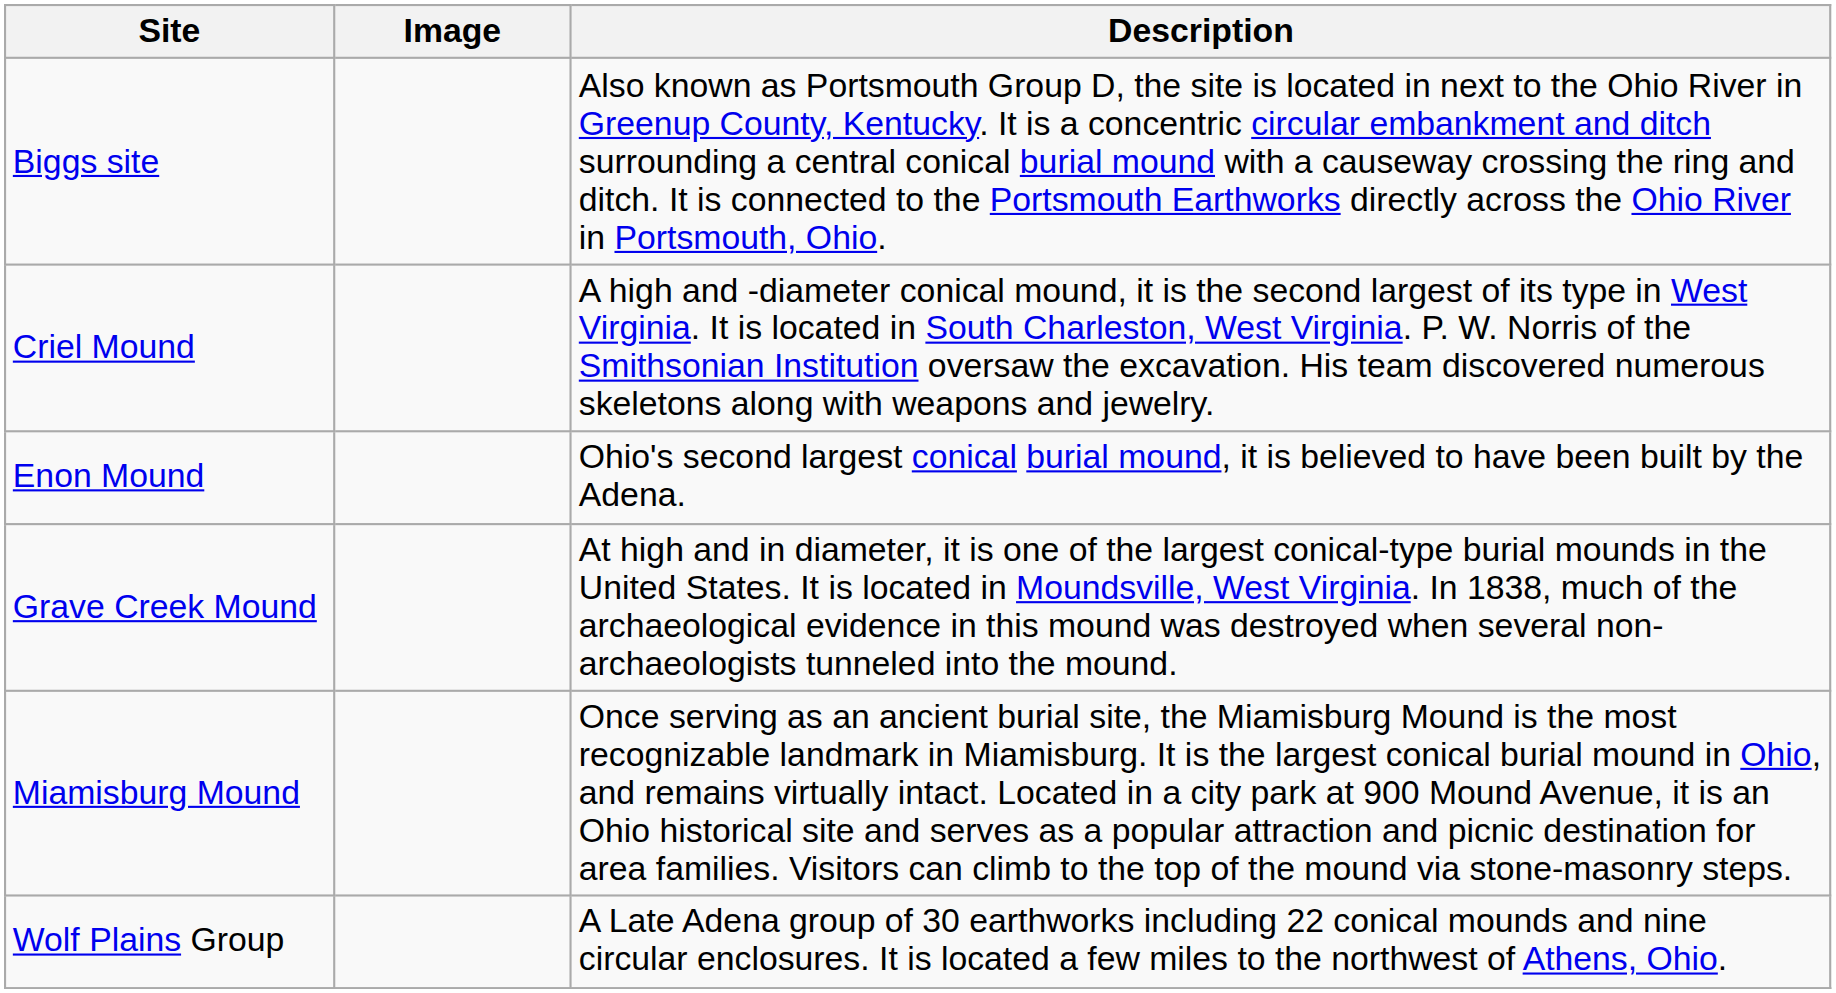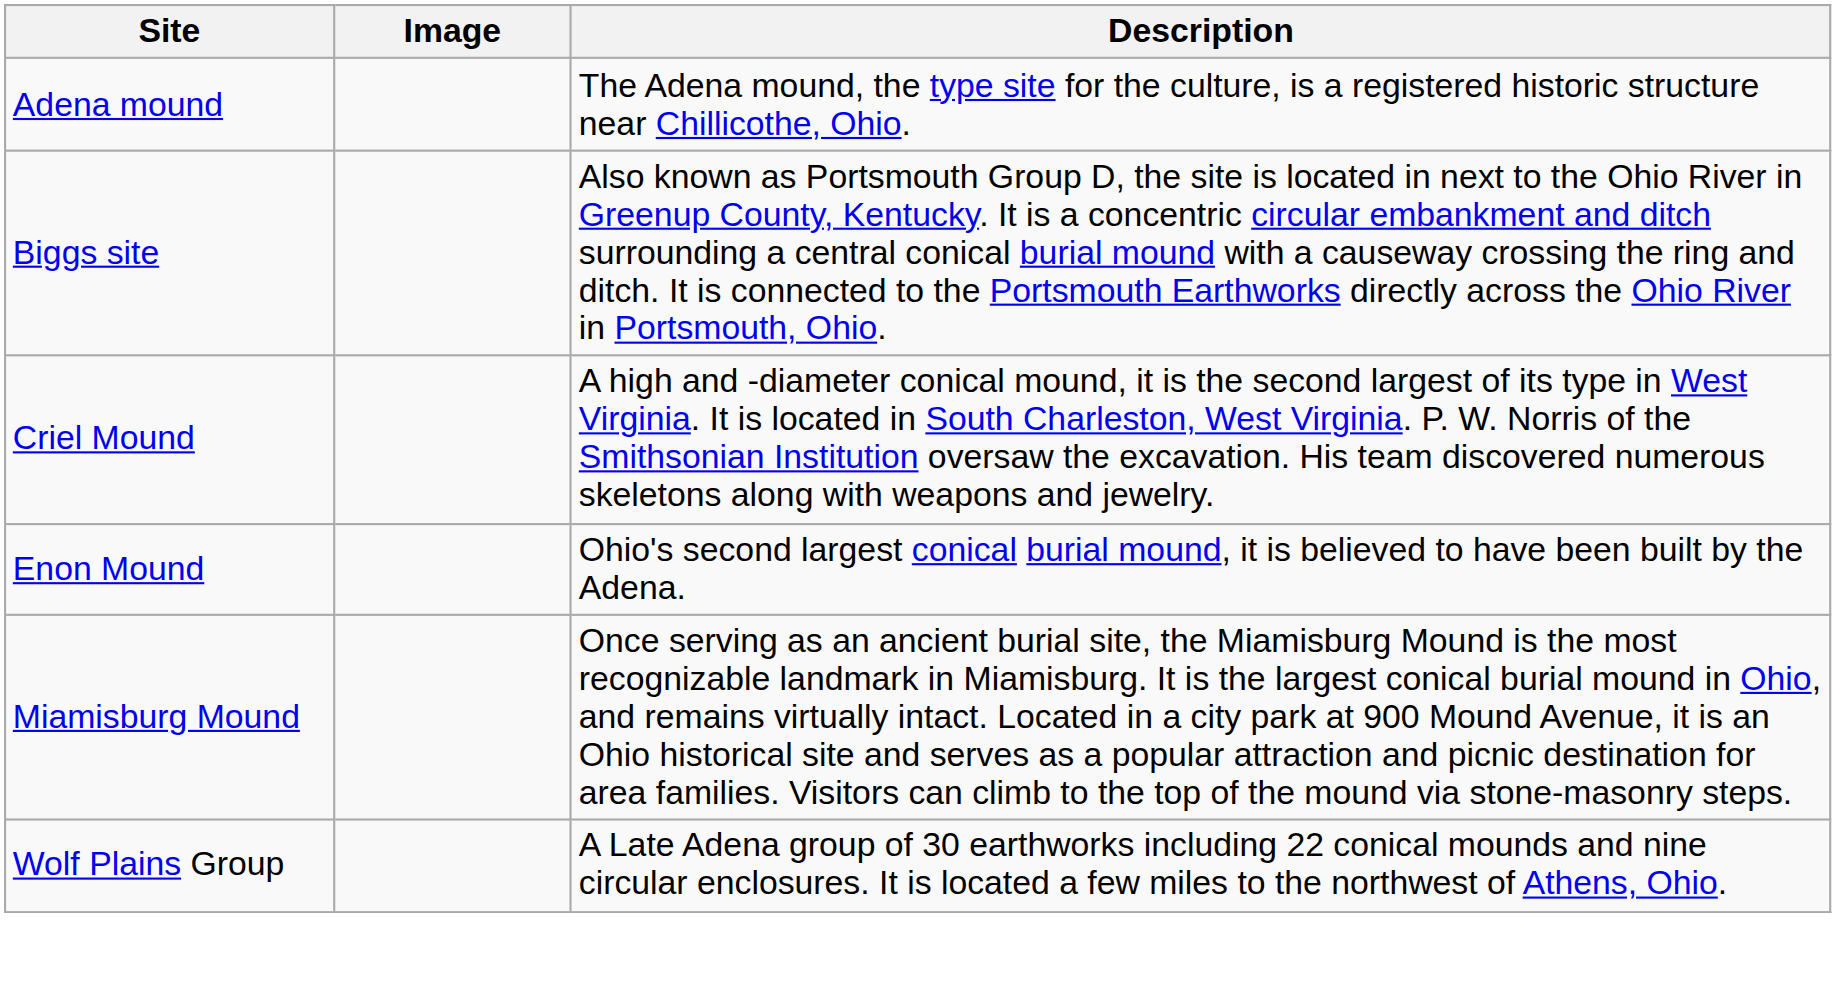+ row: (118, 103)
- row: (165, 606)
